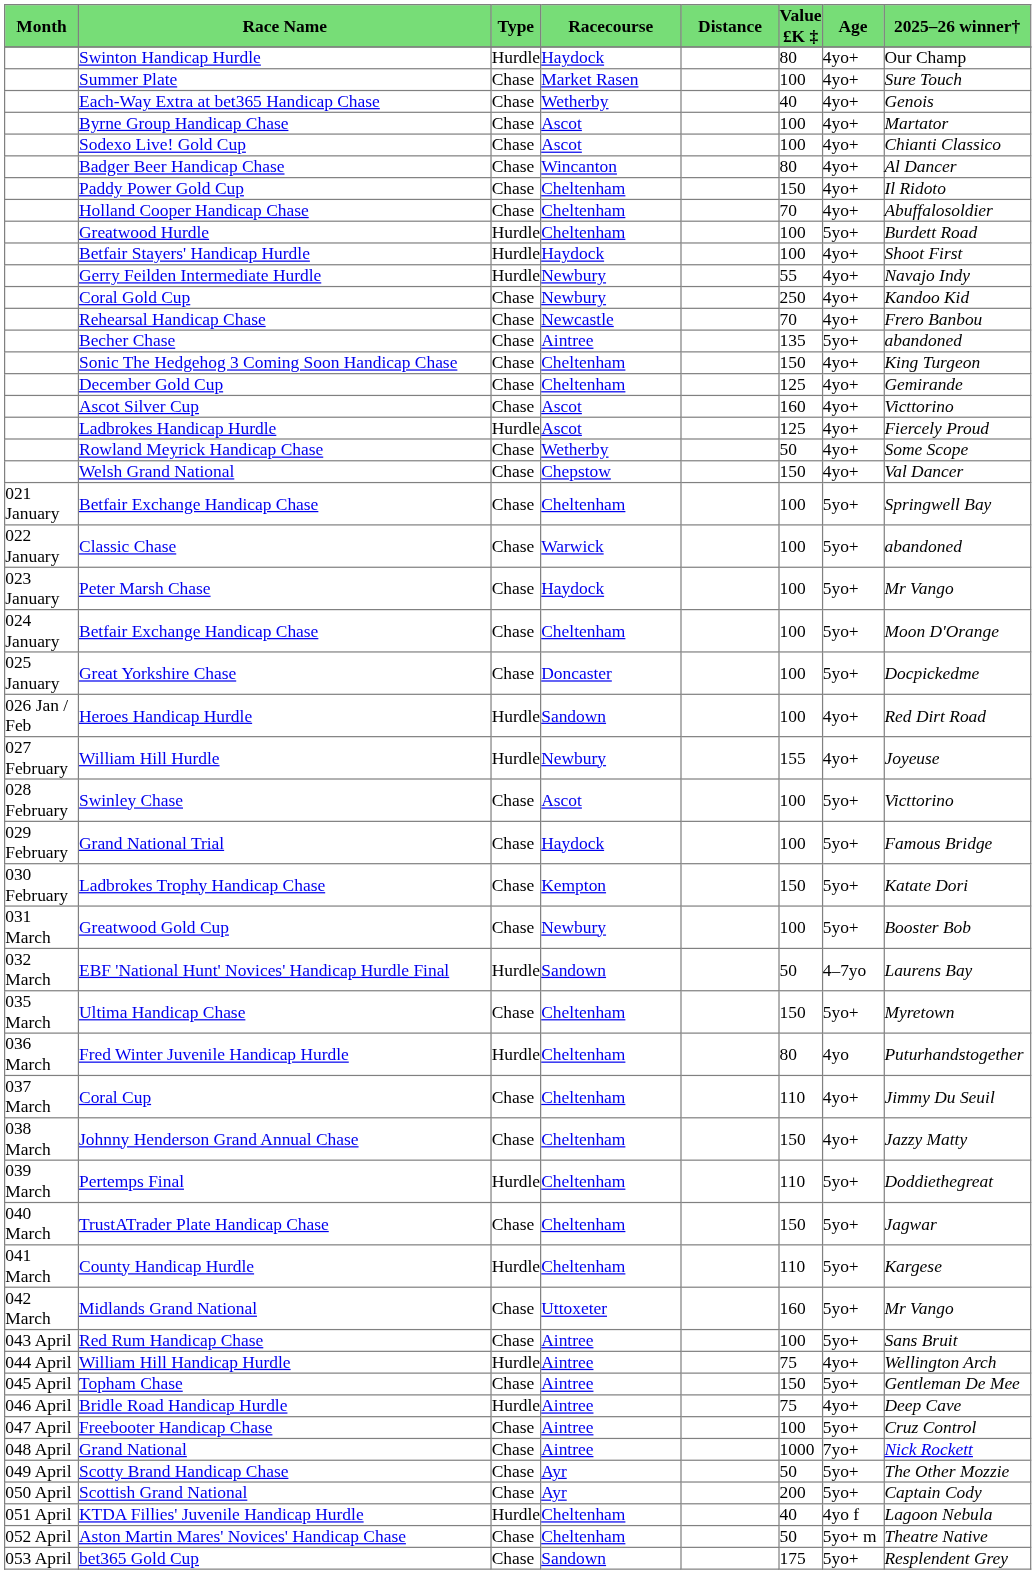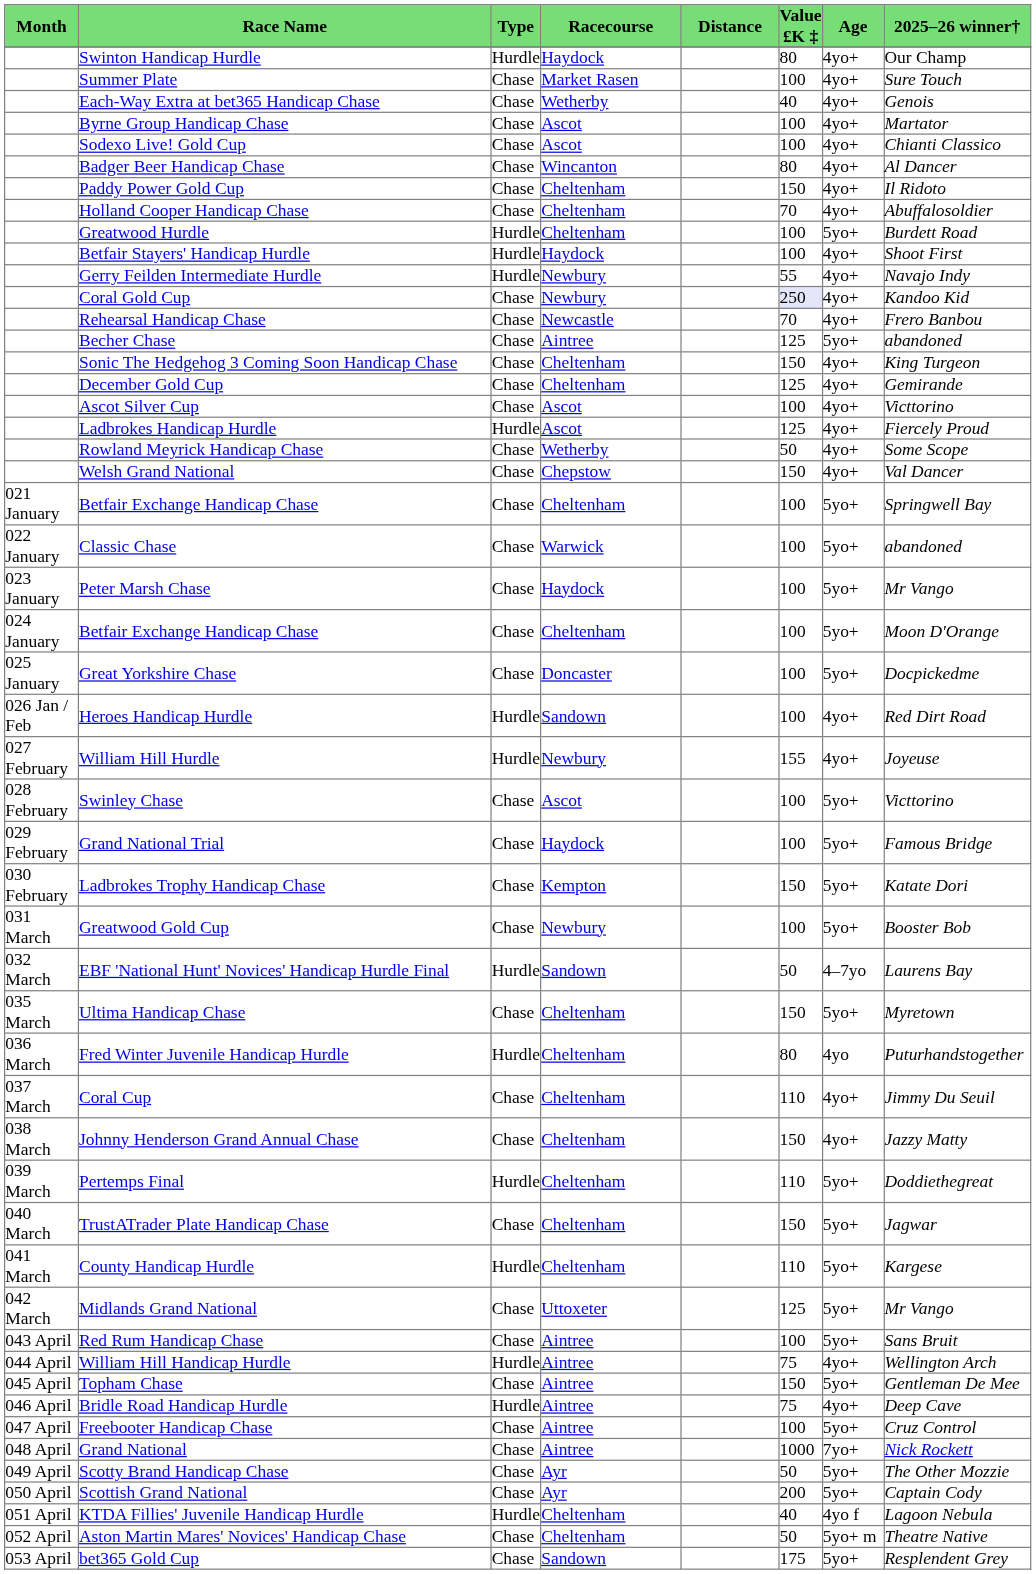(793, 297) no background -> (793, 297) lavender background
(793, 340) 135 -> (793, 340) 125
(793, 406) 160 -> (793, 406) 100
(793, 1308) 160 -> (793, 1308) 125
